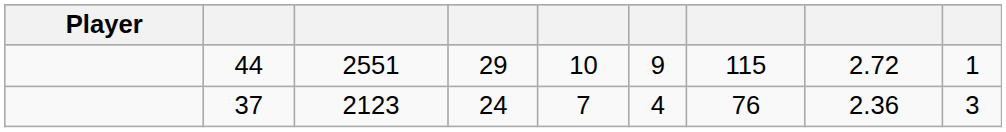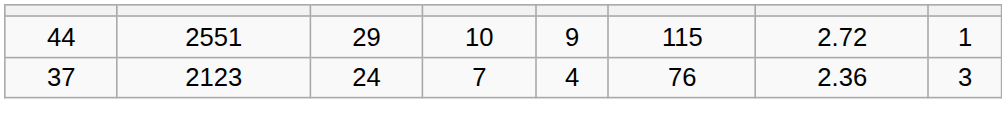- column: (104, 24)
